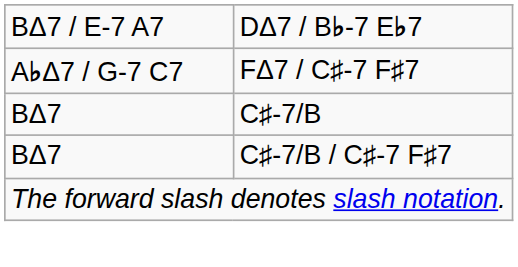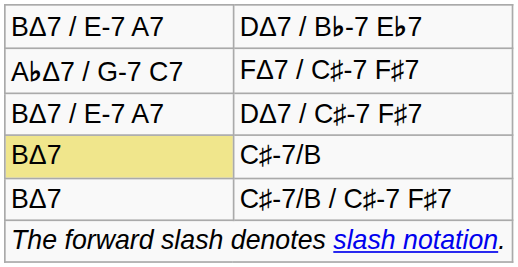+ row: (331, 113)
(36, 113) no background -> (36, 156) khaki background
